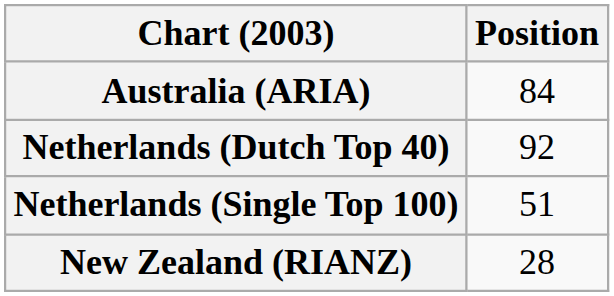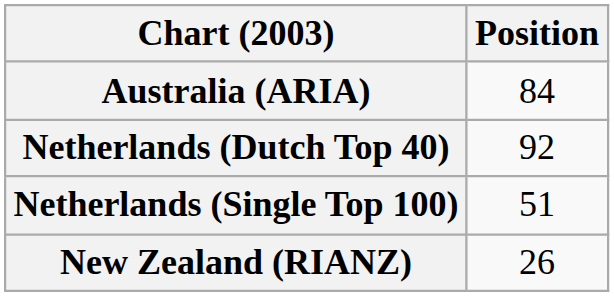(537, 261) 28 -> (537, 261) 26
